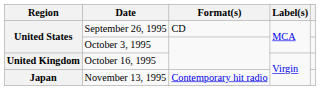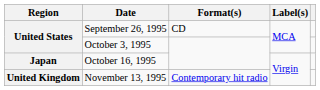(43, 61) United Kingdom -> (43, 61) Japan
(43, 77) Japan -> (43, 77) United Kingdom
